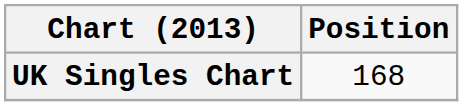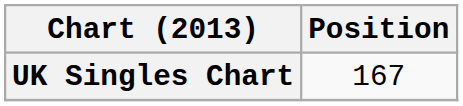(379, 77) 168 -> (379, 77) 167
